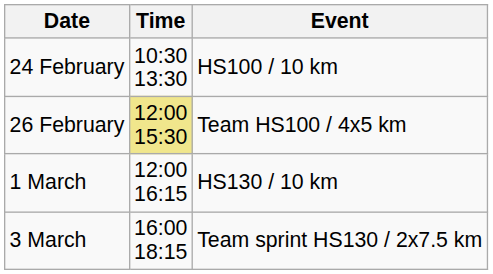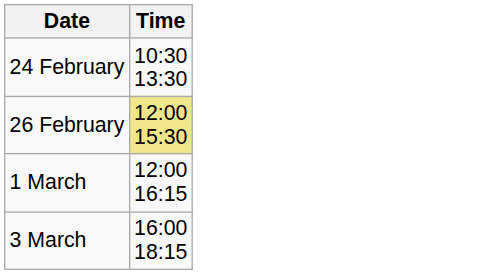- column: (340, 21)
